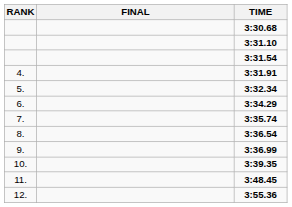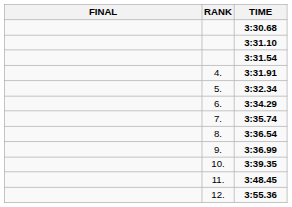columns swapped: (21, 12) <-> (135, 12)
